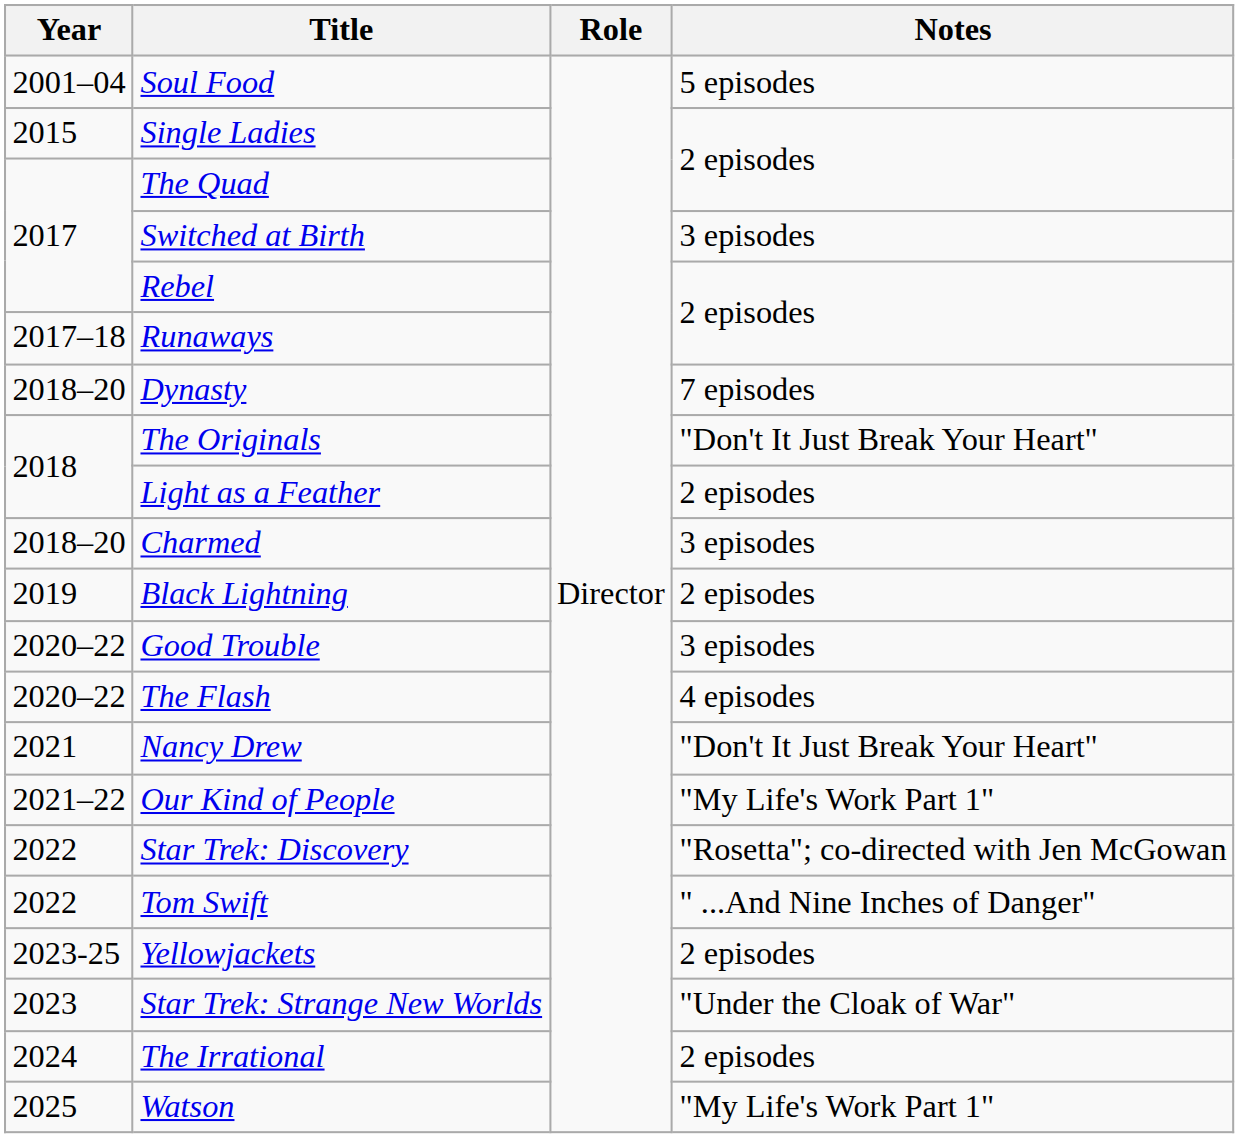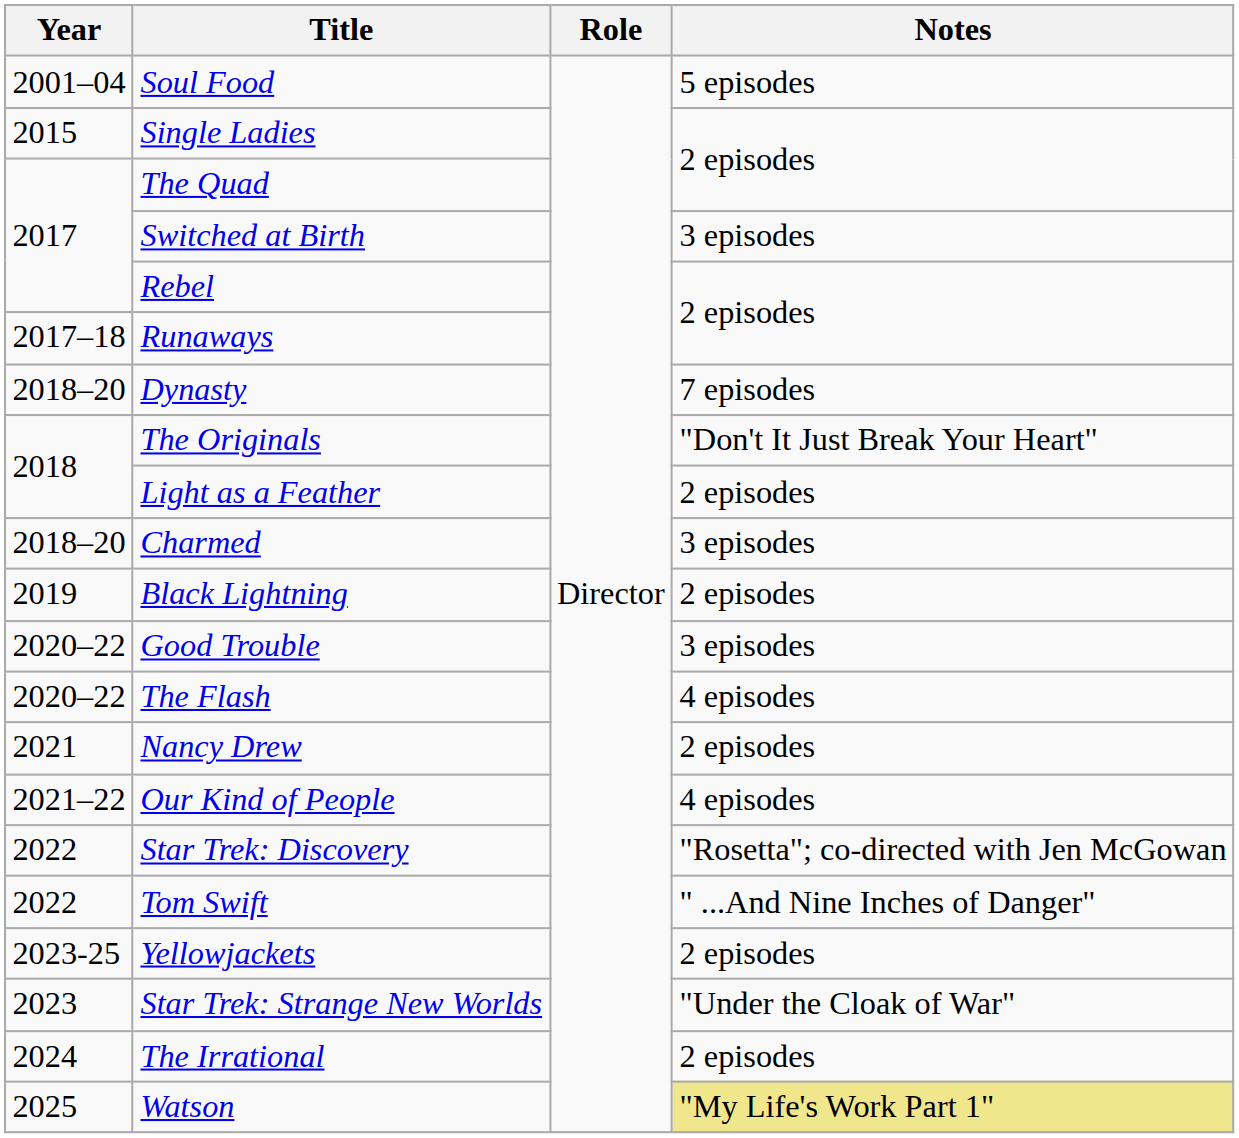(889, 747) "Don't It Just Break Your Heart" -> (747, 747) 2 episodes
(837, 798) "My Life's Work Part 1" -> (747, 798) 4 episodes
(837, 1106) no background -> (837, 1106) khaki background
